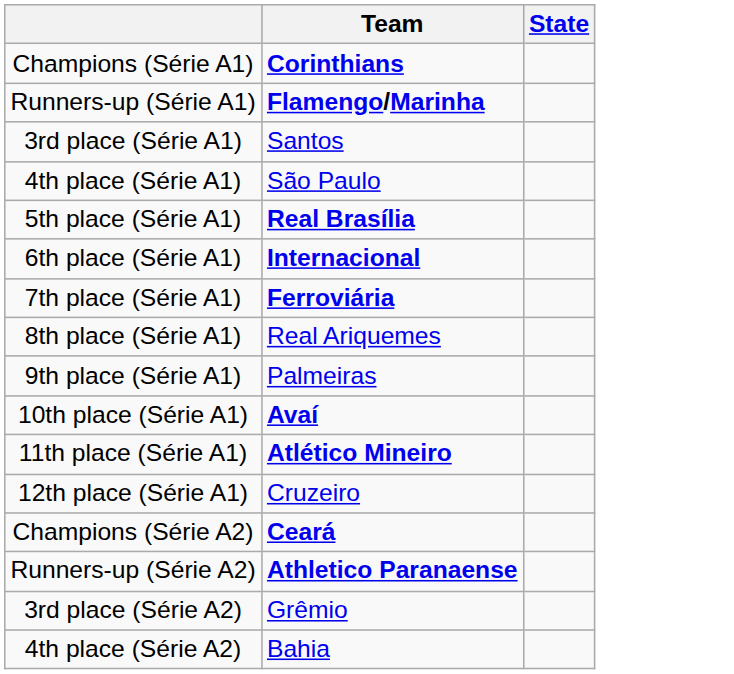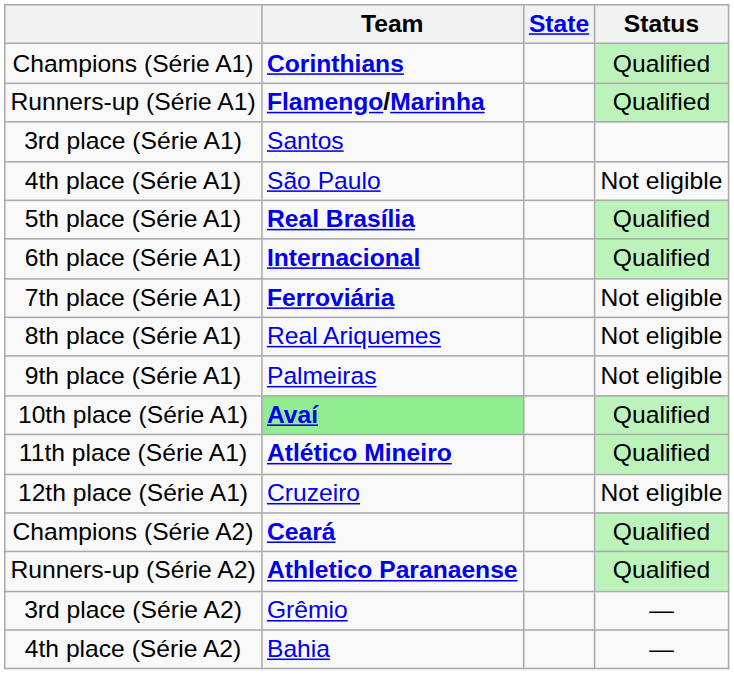+ column: (661, 24)
(293, 414) no background -> (293, 414) lightgreen background
